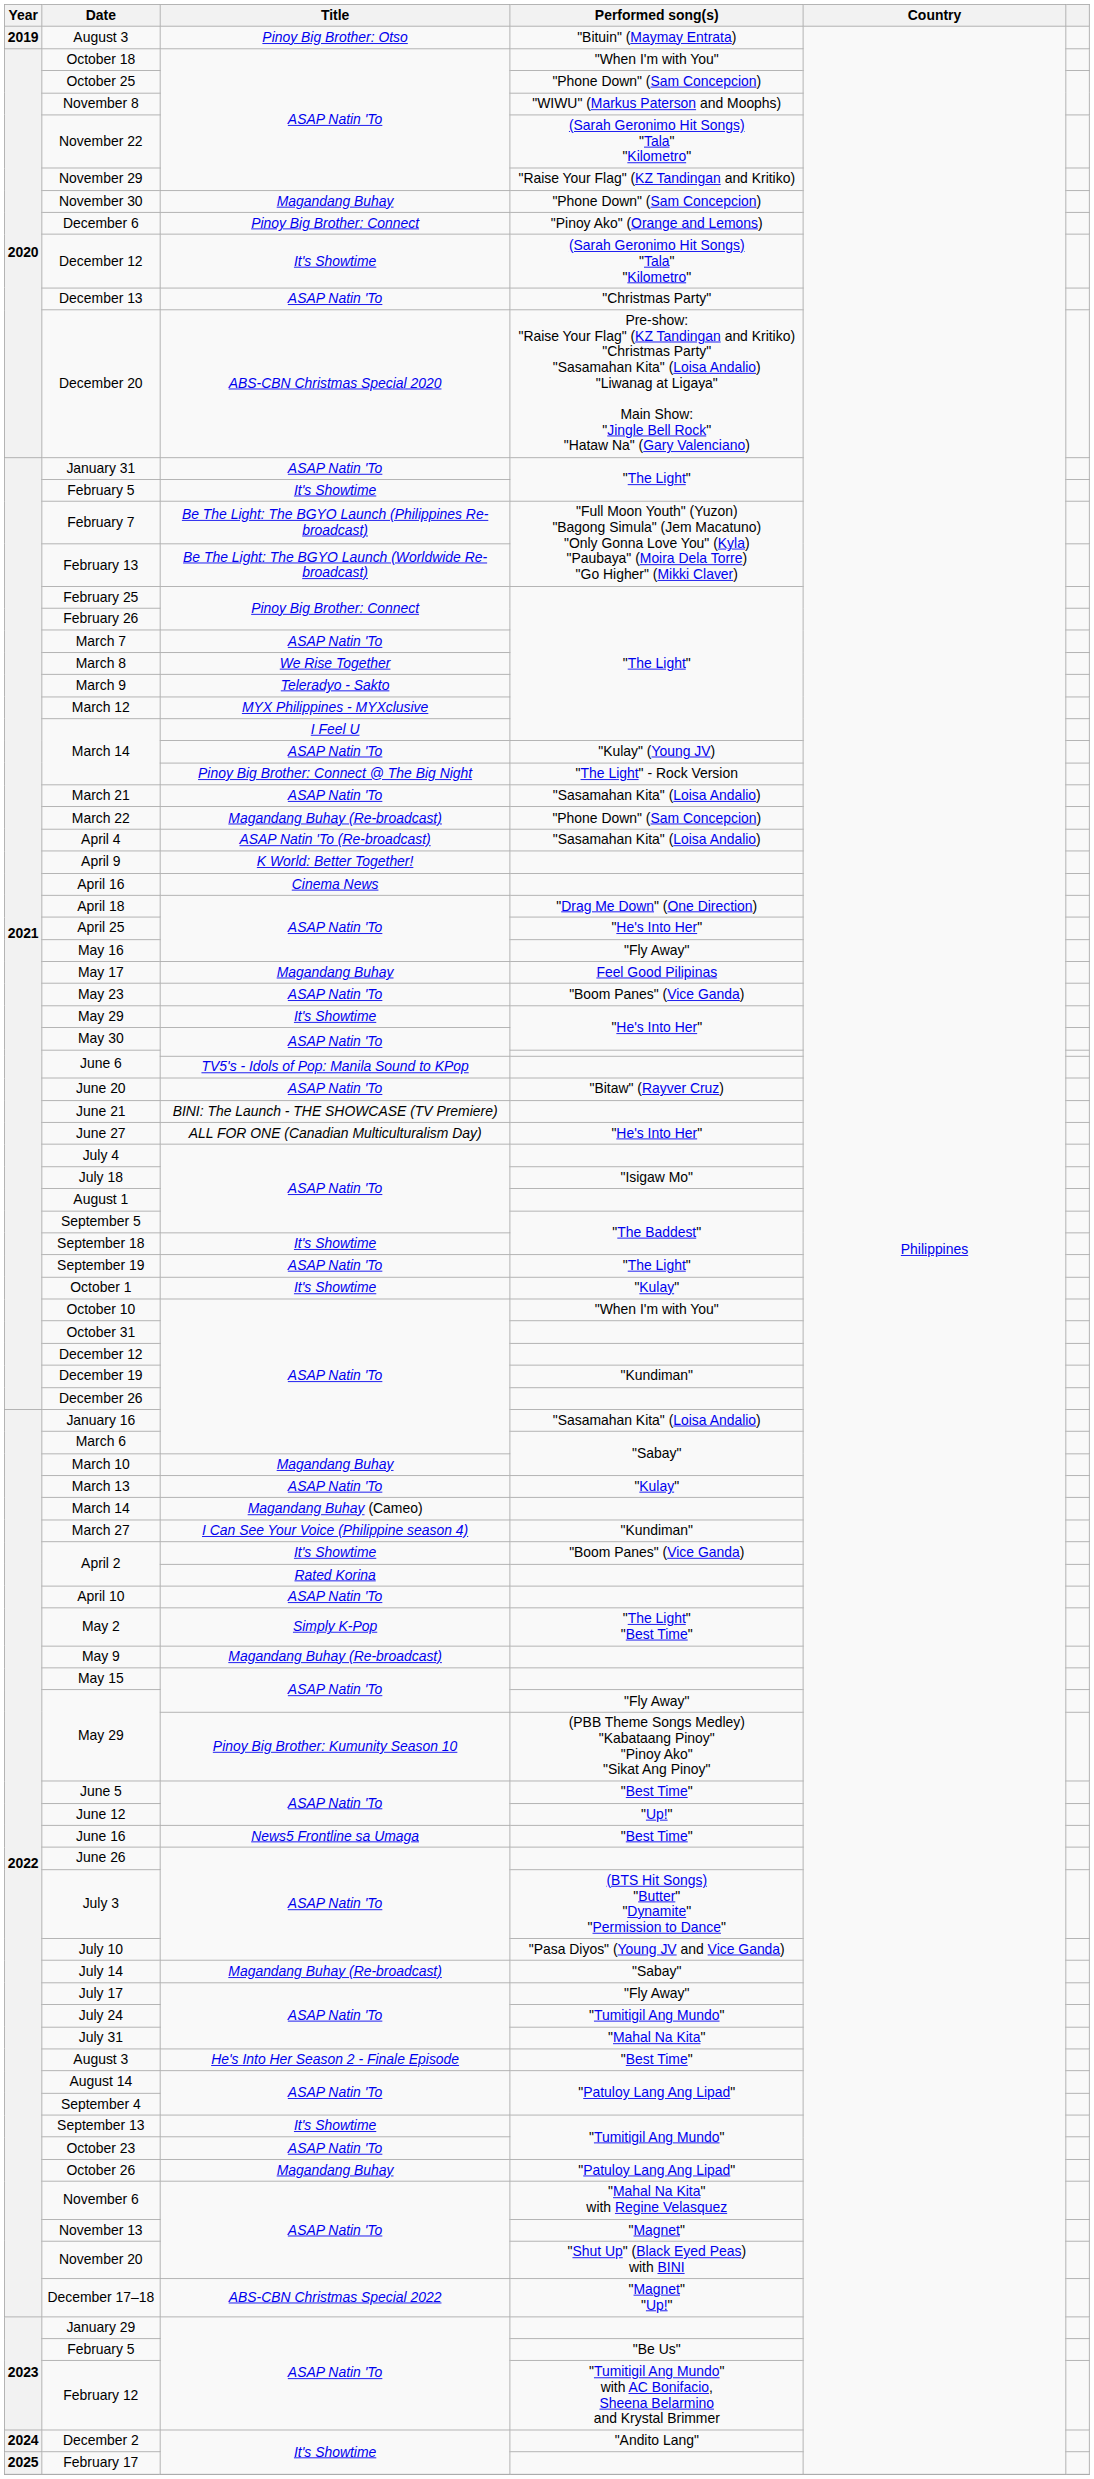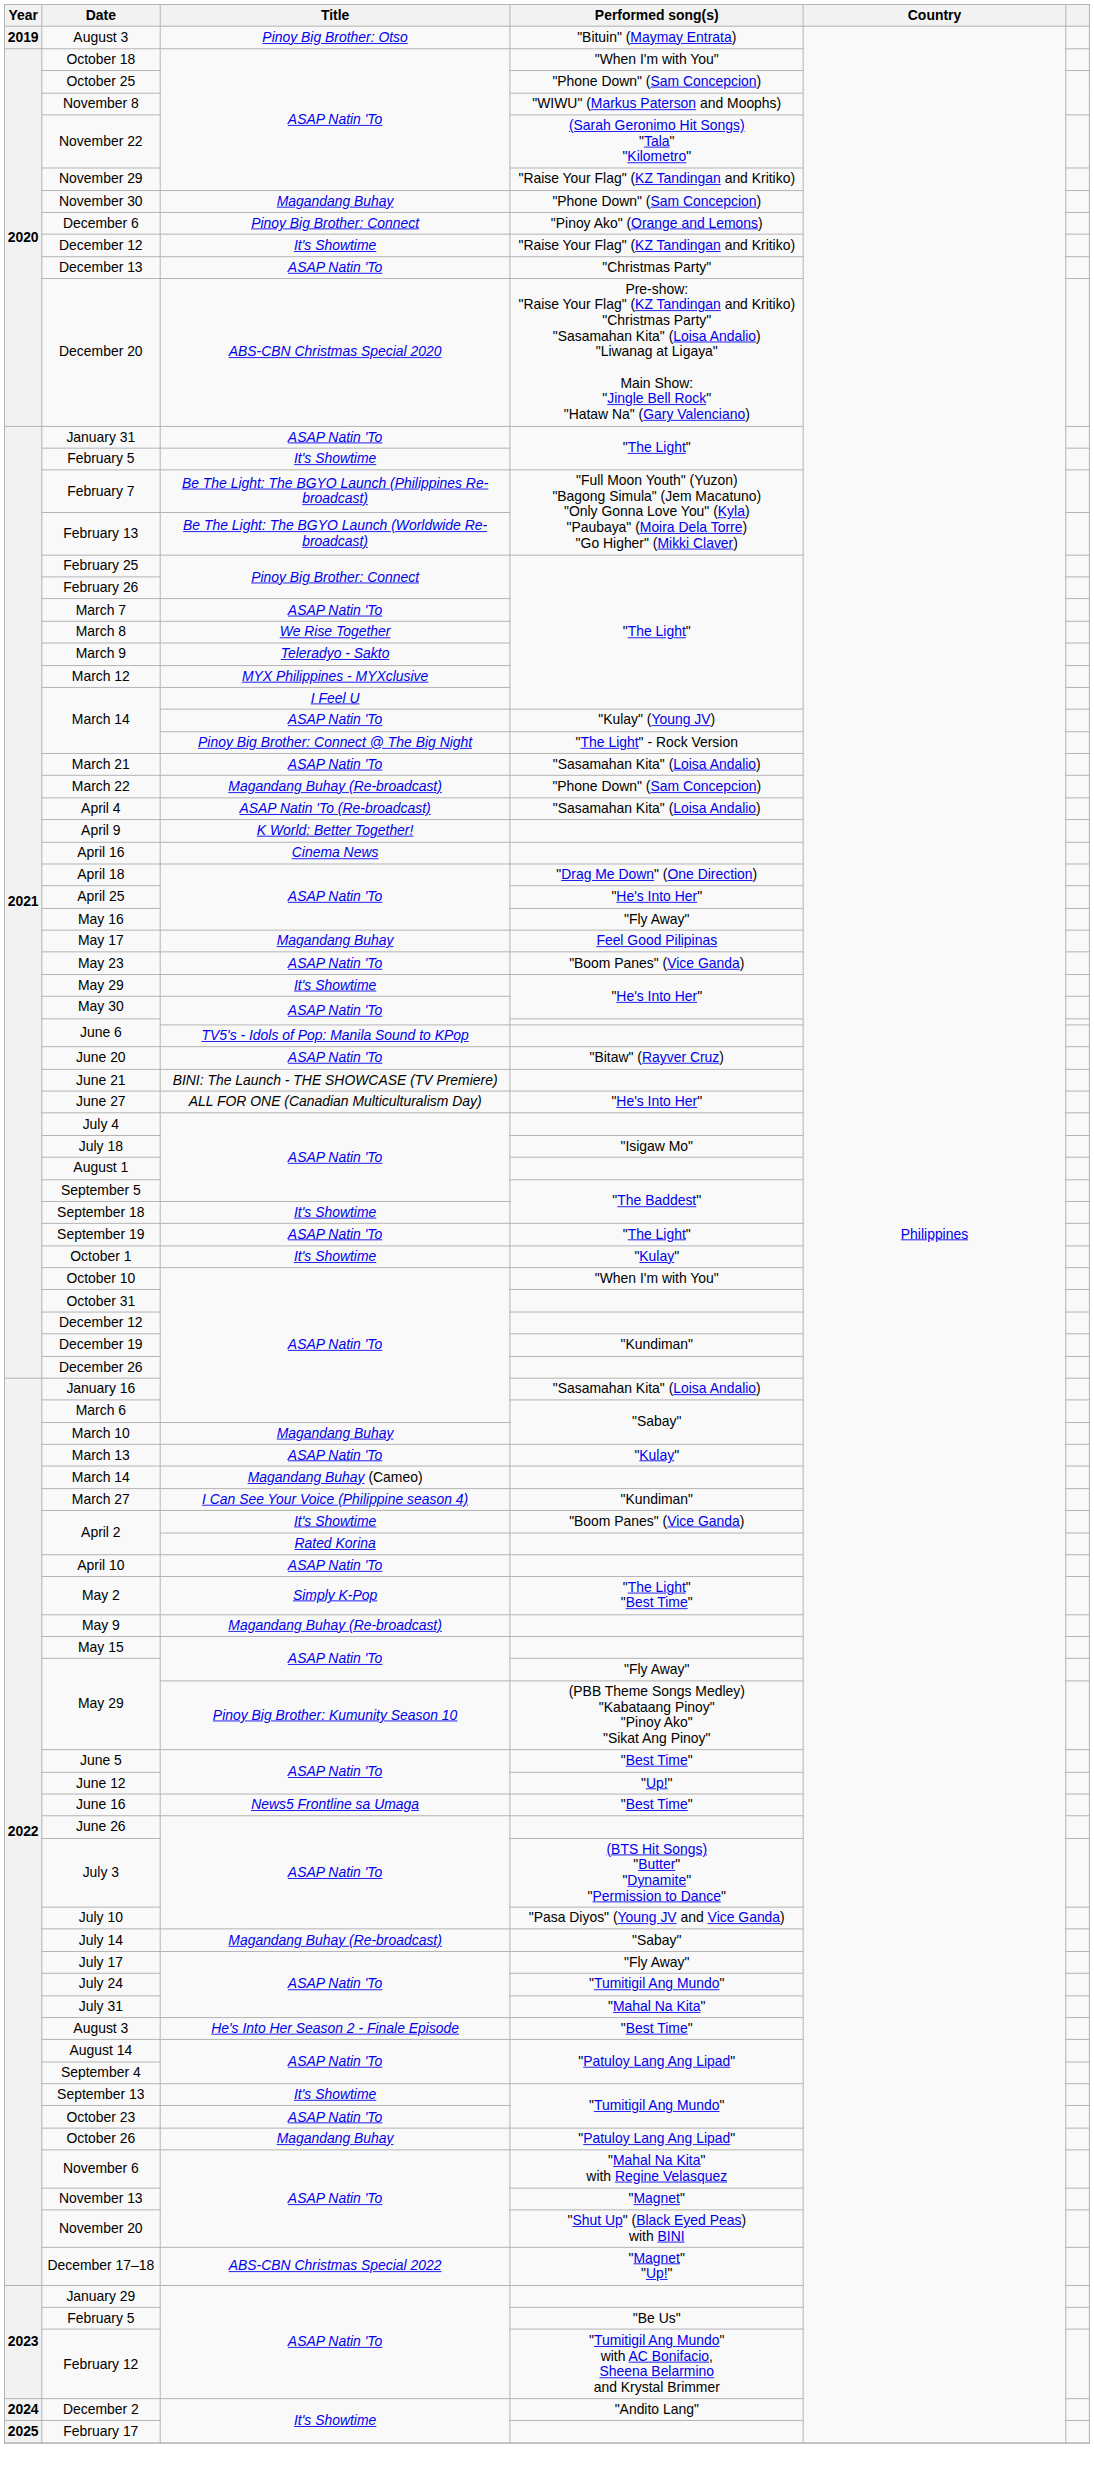(657, 261) (Sarah Geronimo Hit Songs) "Tala" "Kilometro" -> (657, 245) "Raise Your Flag" (KZ Tandingan and Kritiko)
